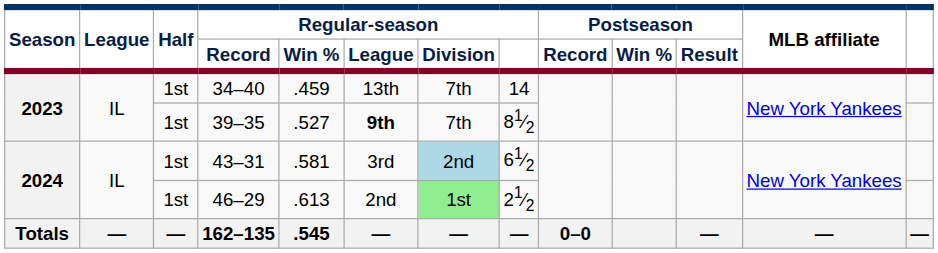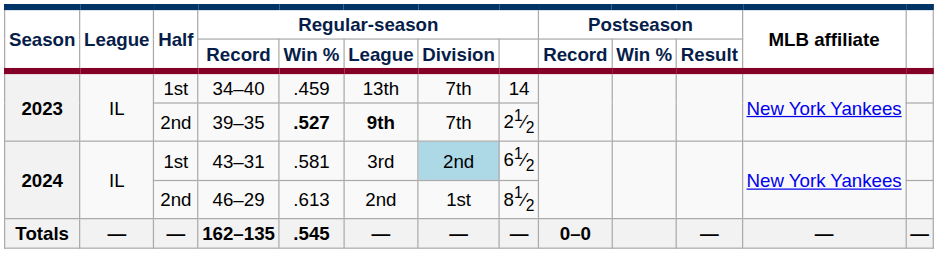(176, 123) 1st -> (176, 123) 2nd
(312, 123) normal -> (312, 123) bold
(519, 123) 81⁄2 -> (519, 123) 21⁄2
(176, 199) 1st -> (176, 199) 2nd
(459, 199) lightgreen background -> (459, 199) no background
(519, 199) 21⁄2 -> (519, 199) 81⁄2
